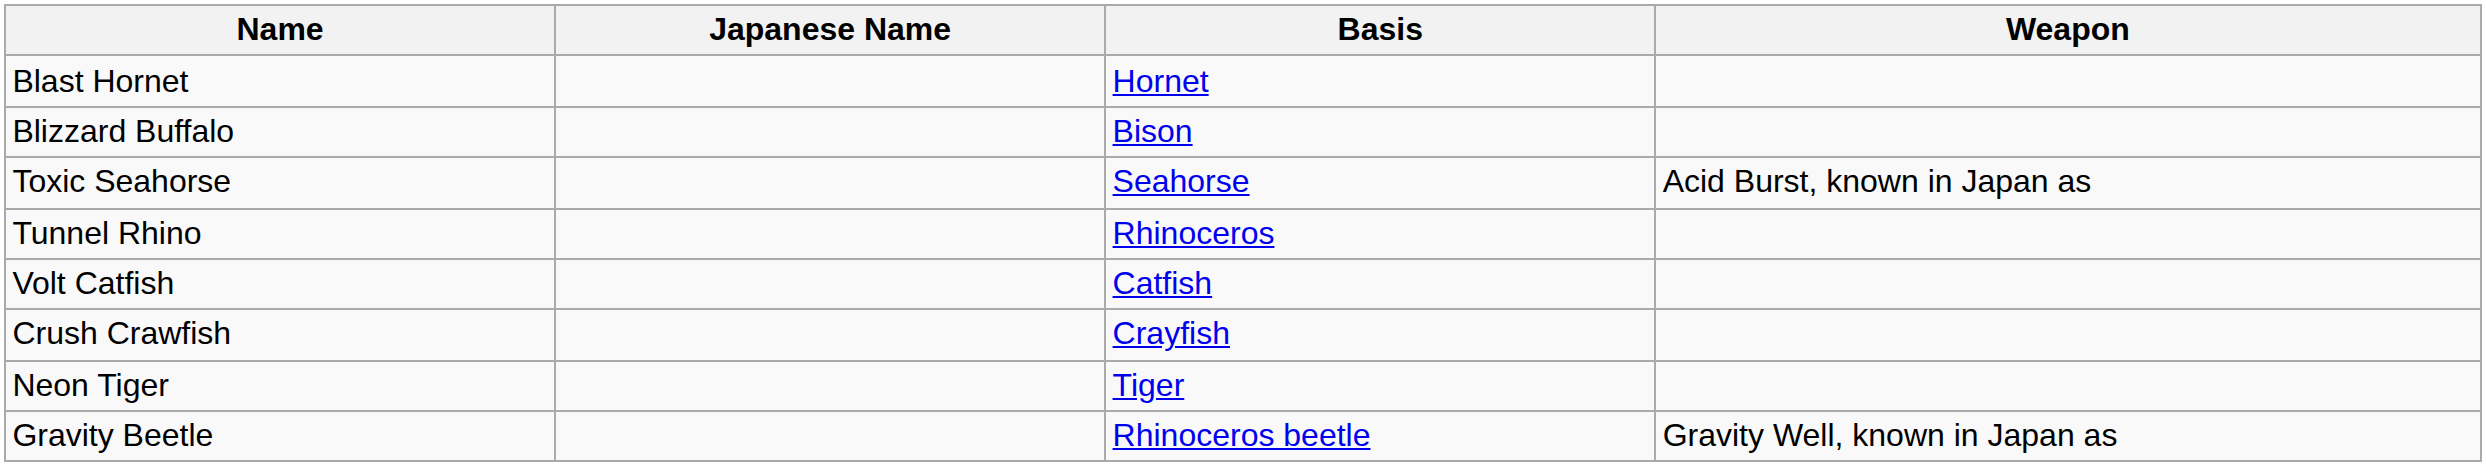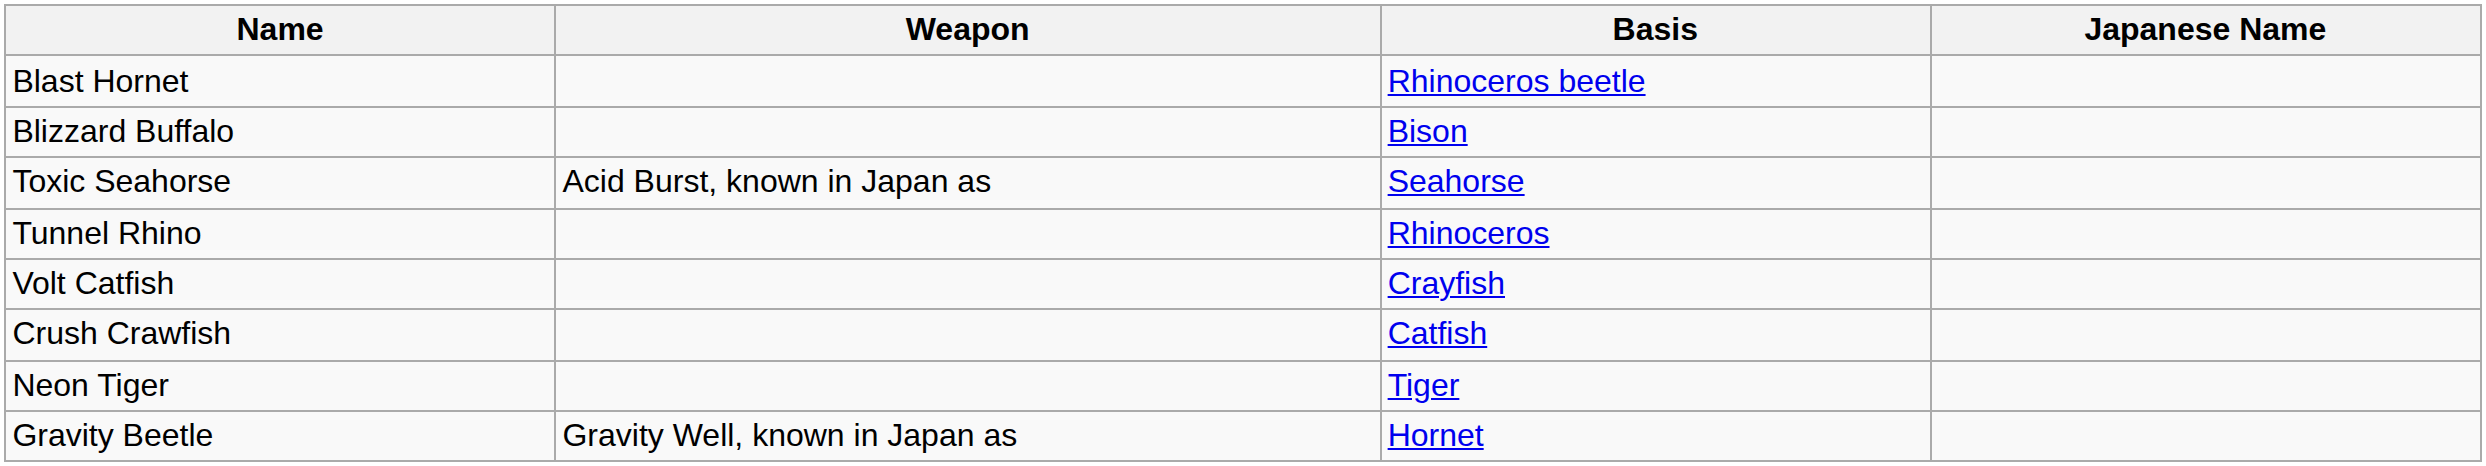columns swapped: (830, 29) <-> (2068, 29)
(1161, 80) Hornet -> (1517, 80) Rhinoceros beetle
(1162, 283) Catfish -> (1446, 283) Crayfish
(1171, 334) Crayfish -> (1437, 334) Catfish
(1242, 435) Rhinoceros beetle -> (1436, 435) Hornet
